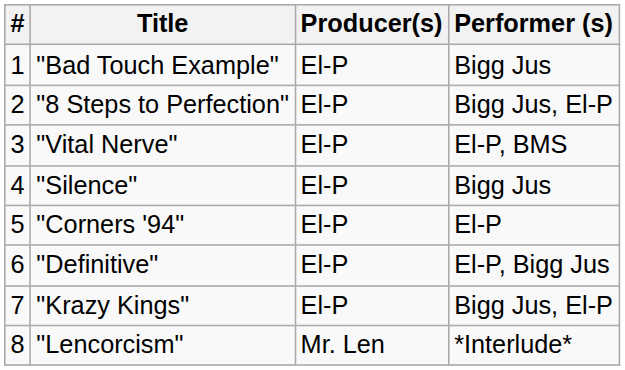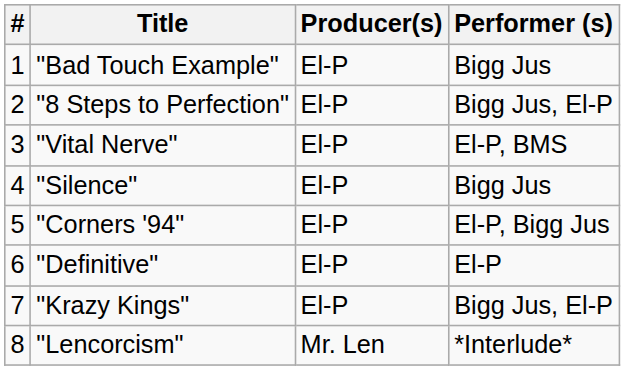(478, 225) El-P -> (532, 225) El-P, Bigg Jus
(532, 265) El-P, Bigg Jus -> (478, 265) El-P
